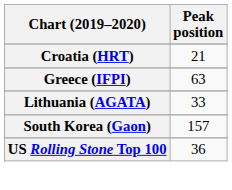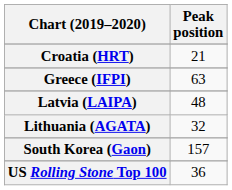+ row: (87, 102)
(198, 102) 33 -> (198, 126) 32
